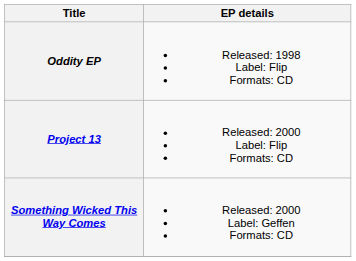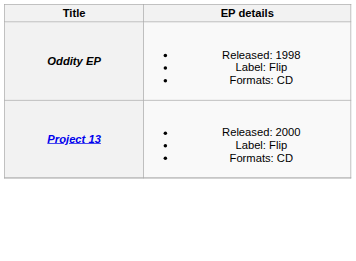- row: (74, 217)
